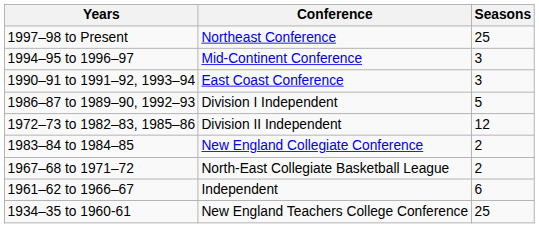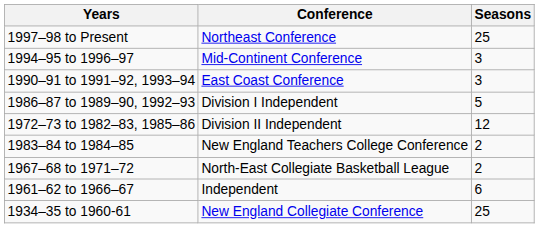(312, 146) New England Collegiate Conference -> (335, 146) New England Teachers College Conference
(335, 211) New England Teachers College Conference -> (312, 211) New England Collegiate Conference
